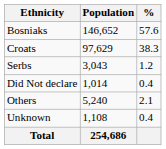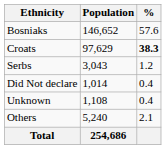(149, 48) normal -> (149, 48) bold
rows swapped: (22, 100) <-> (29, 118)
